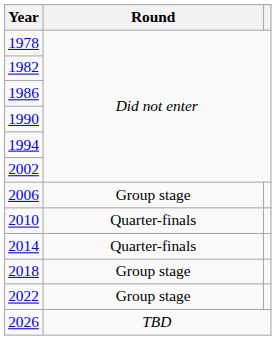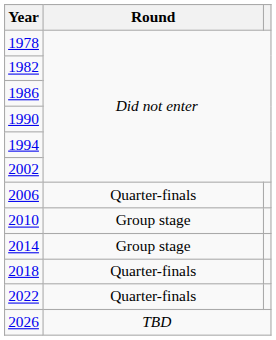(153, 195) Group stage -> (153, 195) Quarter-finals
(153, 220) Quarter-finals -> (153, 220) Group stage
(153, 246) Quarter-finals -> (153, 246) Group stage
(153, 271) Group stage -> (153, 271) Quarter-finals
(153, 297) Group stage -> (153, 297) Quarter-finals
